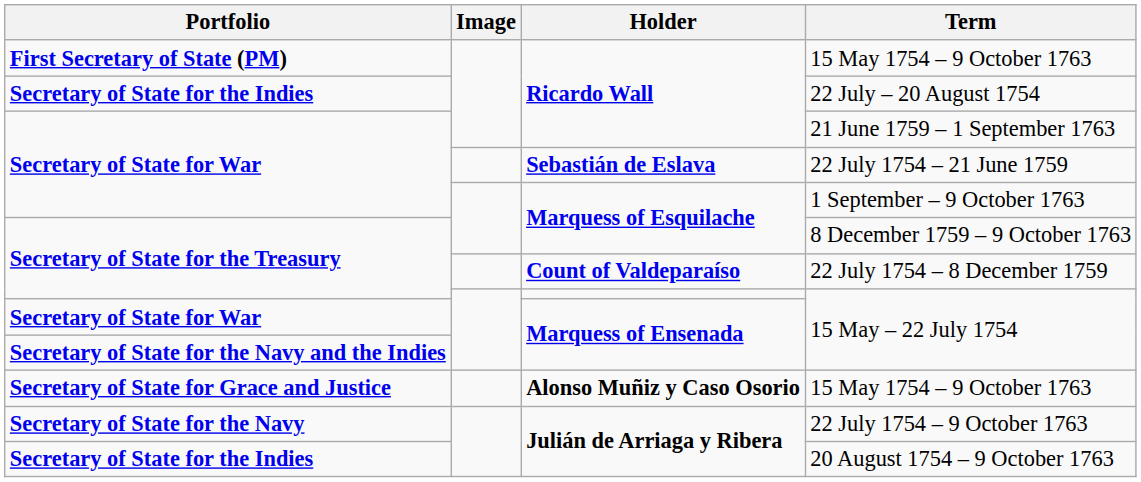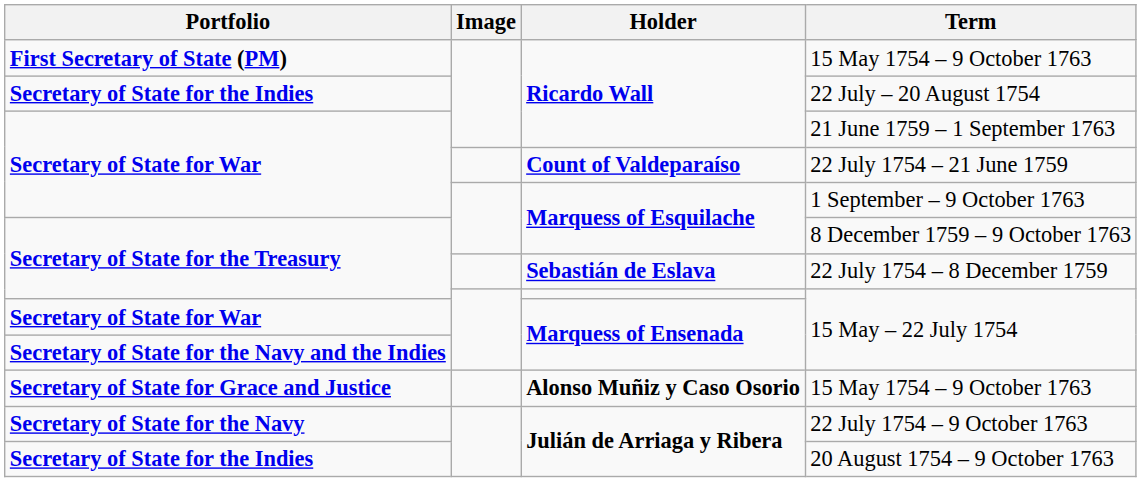(621, 164) Sebastián de Eslava -> (633, 164) Count of Valdeparaíso
(633, 270) Count of Valdeparaíso -> (621, 270) Sebastián de Eslava
